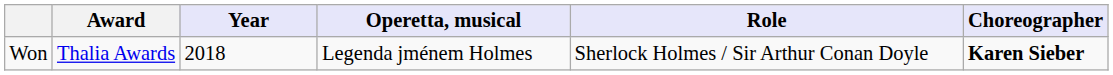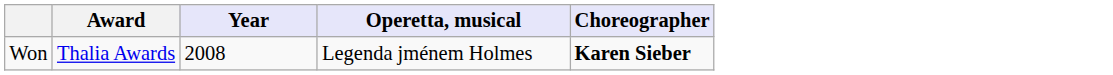- column: (767, 20)
(205, 53) 2018 -> (205, 53) 2008
